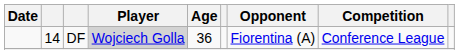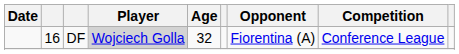(52, 38) 14 -> (52, 38) 16
(204, 38) 36 -> (204, 38) 32
